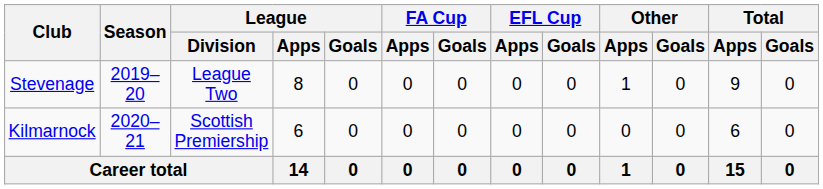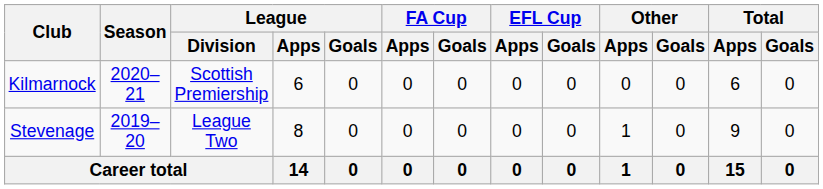rows swapped: (52, 84) <-> (52, 131)
